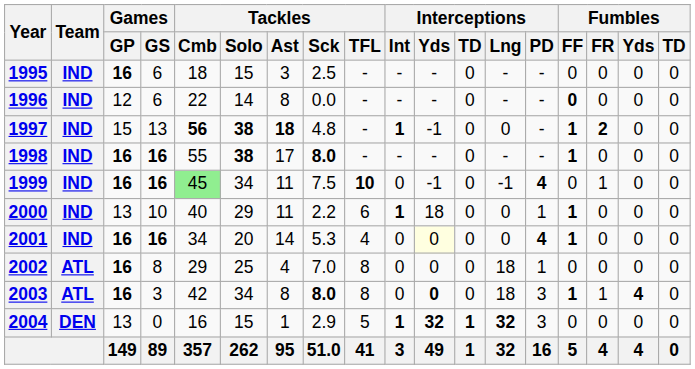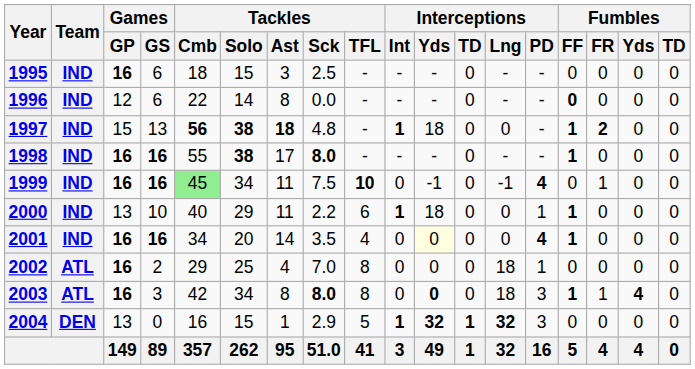(434, 128) -1 -> (434, 128) 18
(324, 239) 5.3 -> (324, 239) 3.5
(157, 267) 8 -> (157, 267) 2
